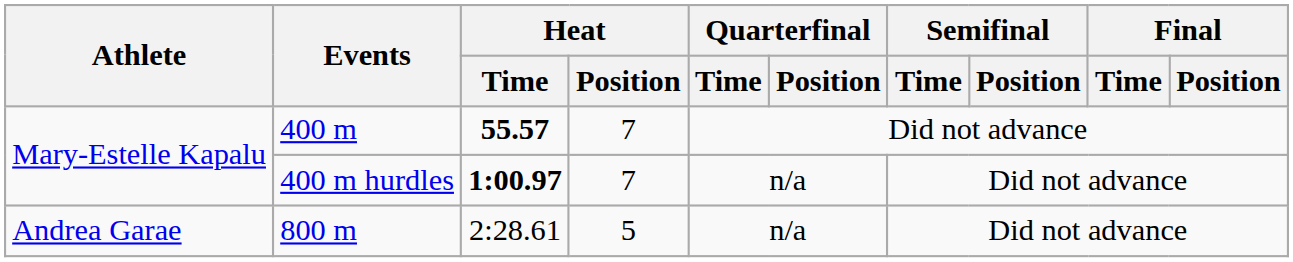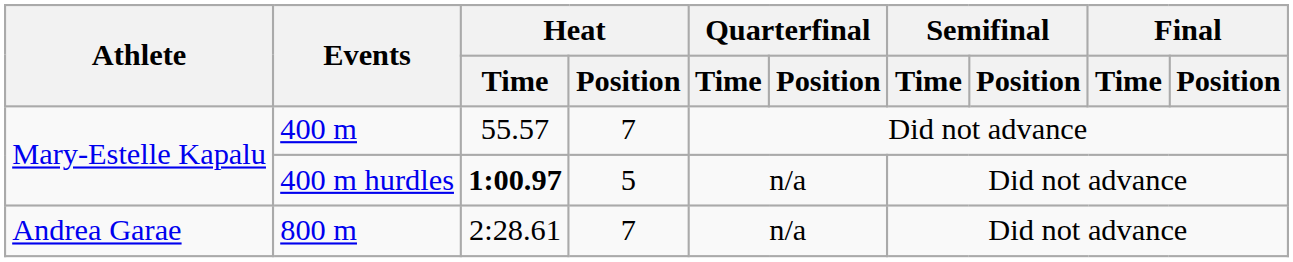(515, 130) bold -> (515, 130) normal
(628, 180) 7 -> (628, 180) 5
(628, 230) 5 -> (628, 230) 7
